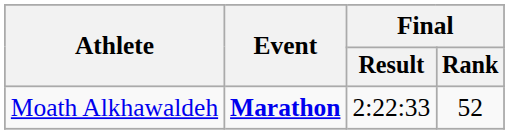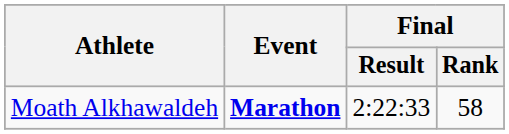(470, 107) 52 -> (470, 107) 58
